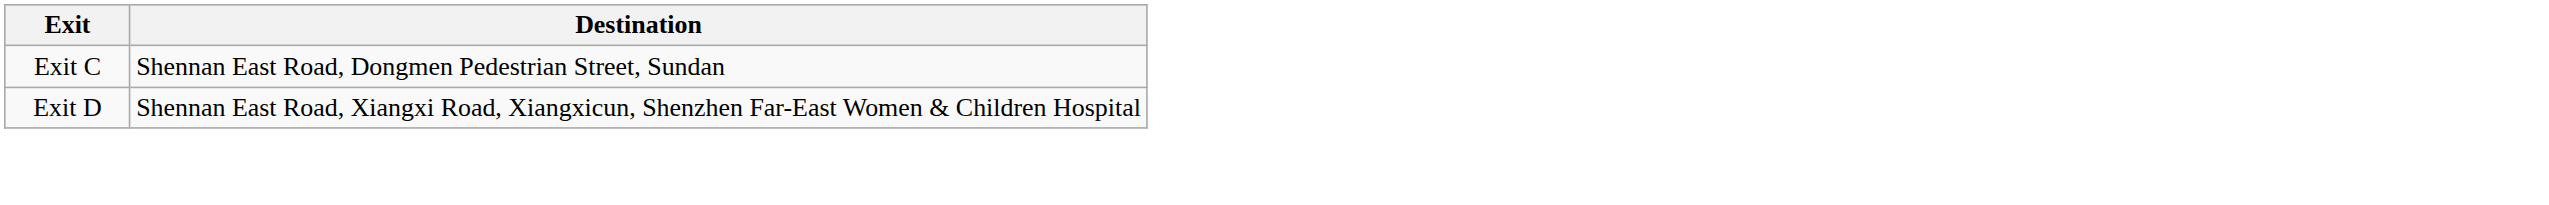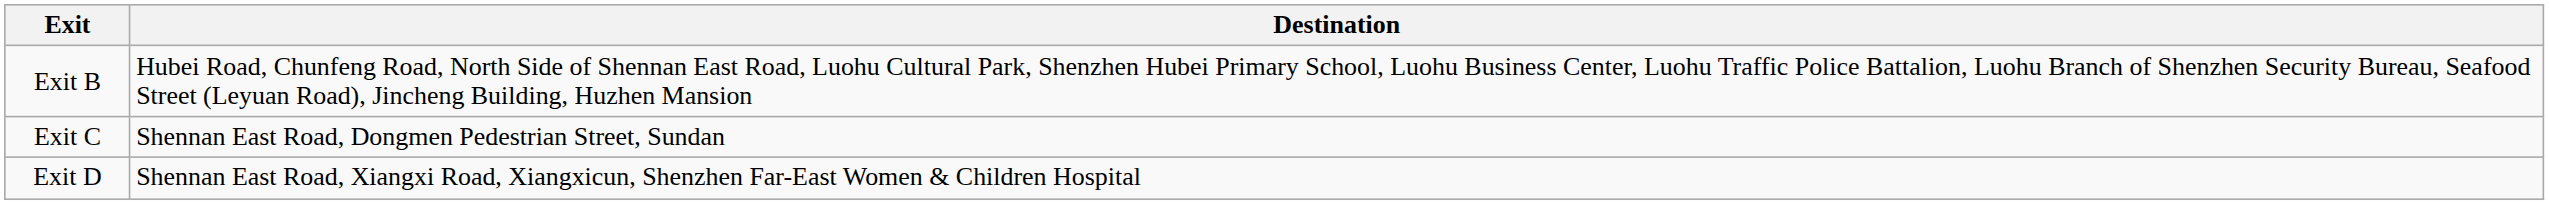+ row: (67, 80)
